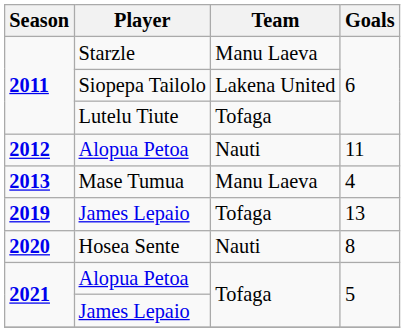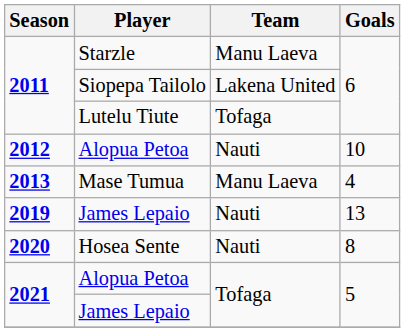(355, 149) 11 -> (355, 149) 10
(243, 213) Tofaga -> (238, 213) Nauti
